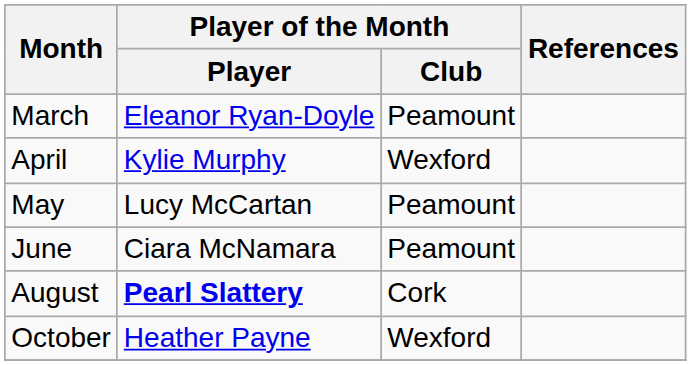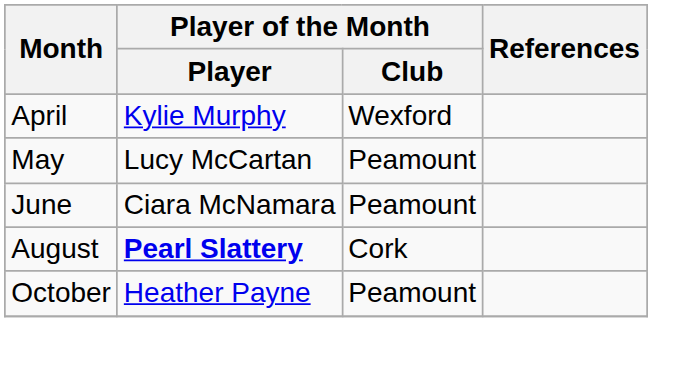- row: (50, 115)
(439, 337) Wexford -> (412, 293) Peamount
